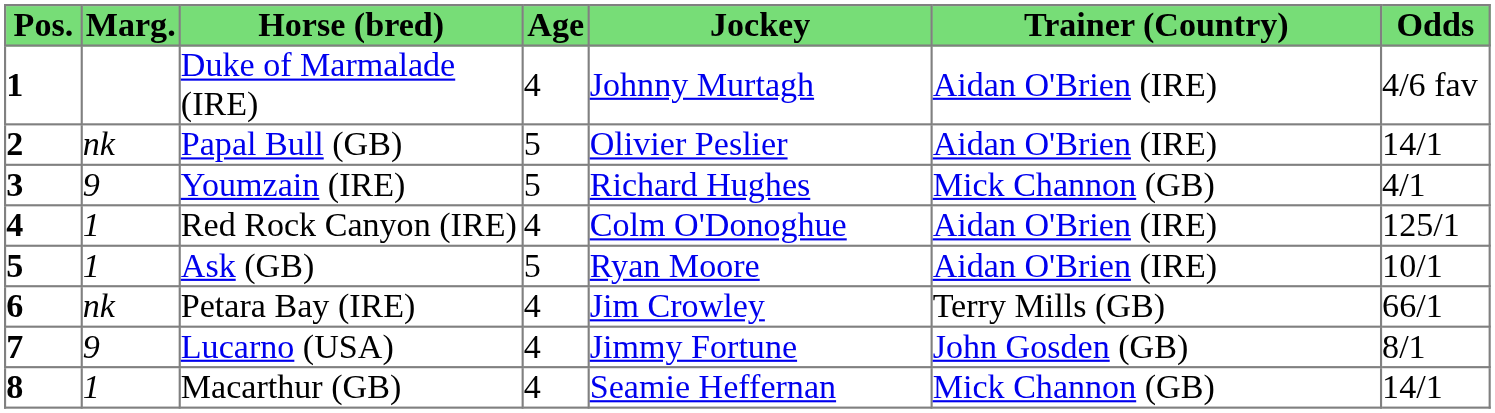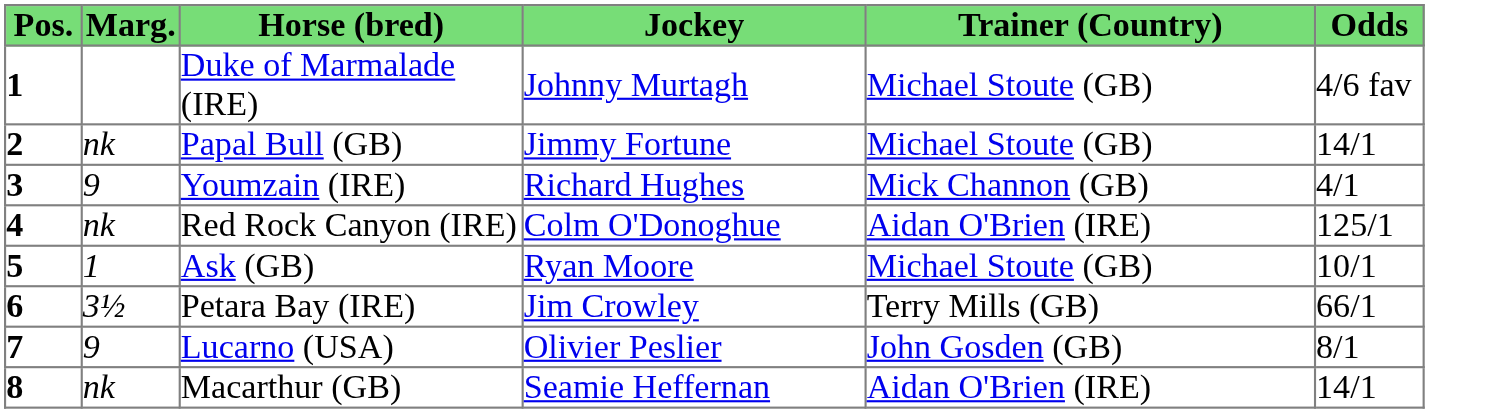- column: (556, 24)
(1075, 84) Aidan O'Brien (IRE) -> (1010, 84) Michael Stoute (GB)
(689, 144) Olivier Peslier -> (627, 144) Jimmy Fortune
(1075, 144) Aidan O'Brien (IRE) -> (1010, 144) Michael Stoute (GB)
(91, 224) 1 -> (99, 224) nk
(1075, 265) Aidan O'Brien (IRE) -> (1010, 265) Michael Stoute (GB)
(99, 305) nk -> (104, 305) 3½
(693, 346) Jimmy Fortune -> (623, 346) Olivier Peslier
(91, 386) 1 -> (99, 386) nk
(1074, 386) Mick Channon (GB) -> (1009, 386) Aidan O'Brien (IRE)
